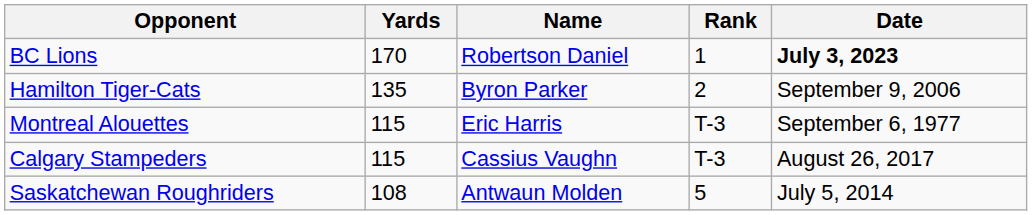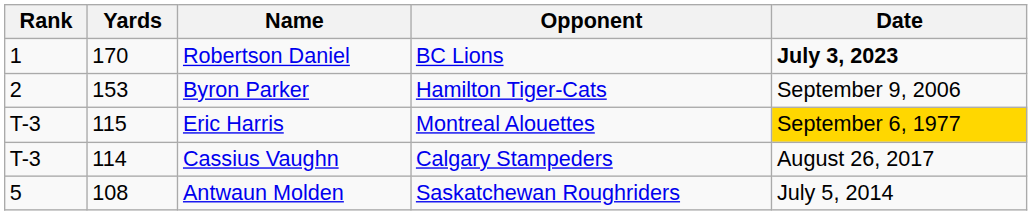columns swapped: (731, 21) <-> (185, 21)
(389, 90) 135 -> (110, 90) 153
(869, 124) no background -> (869, 124) gold background
(388, 158) 115 -> (110, 158) 114
